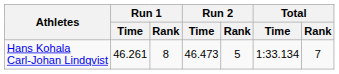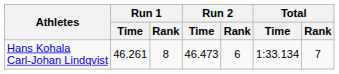(237, 55) 5 -> (237, 55) 6
